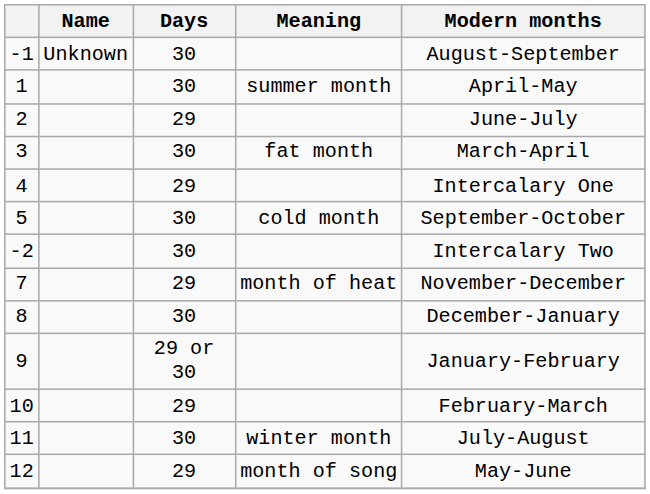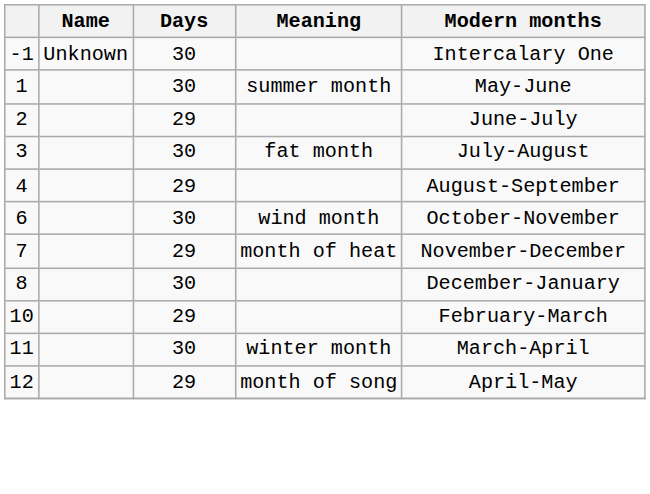(523, 54) August-September -> (523, 54) Intercalary One
(523, 87) April-May -> (523, 87) May-June
(523, 153) March-April -> (523, 153) July-August
(523, 185) Intercalary One -> (523, 185) August-September
- row: (22, 218)
+ row: (22, 218)
- row: (22, 251)
- row: (22, 361)
(523, 439) July-August -> (523, 350) March-April
(523, 471) May-June -> (523, 382) April-May
